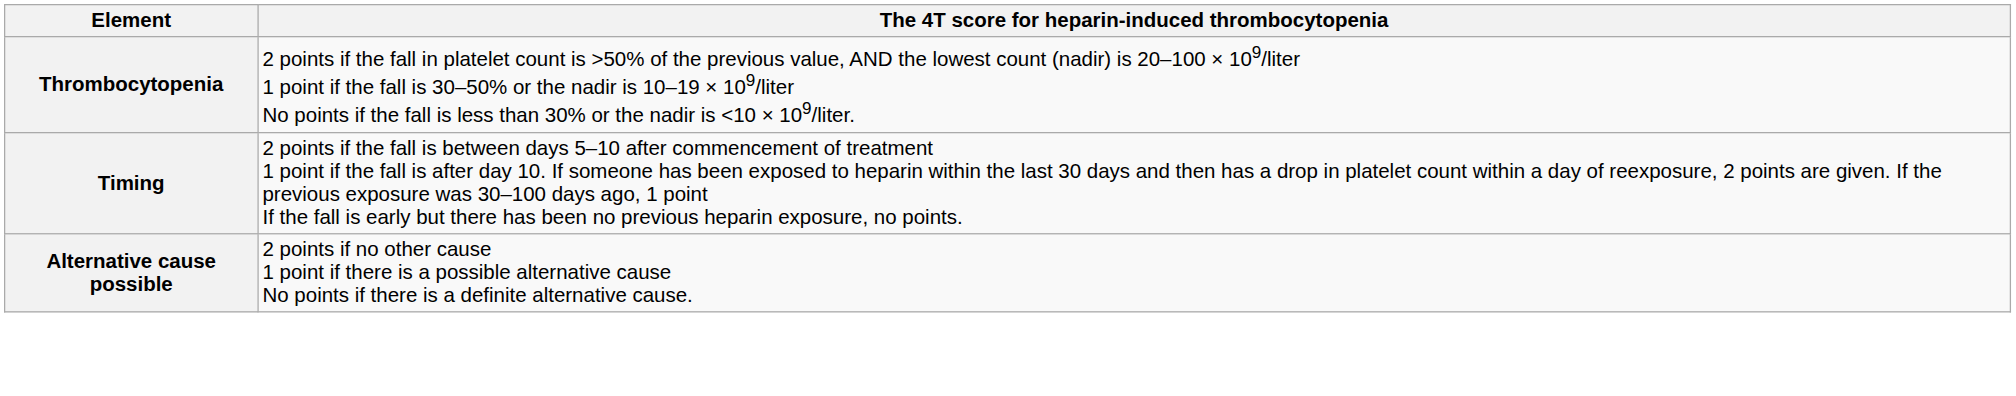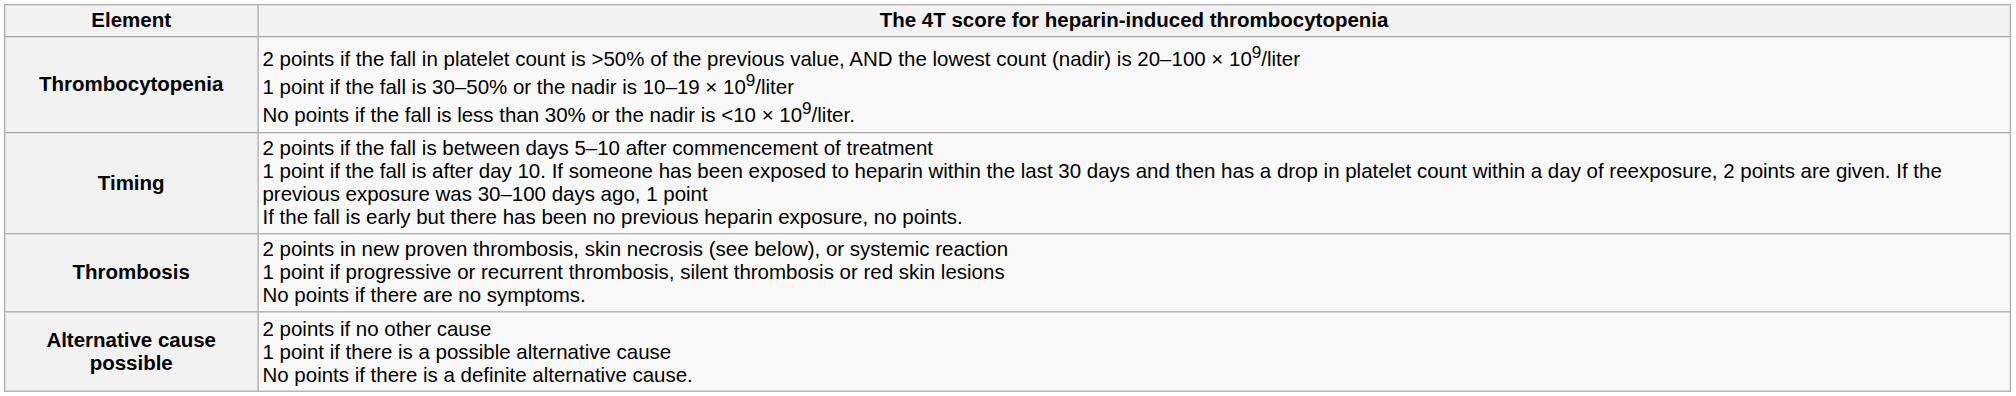+ row: (131, 273)
